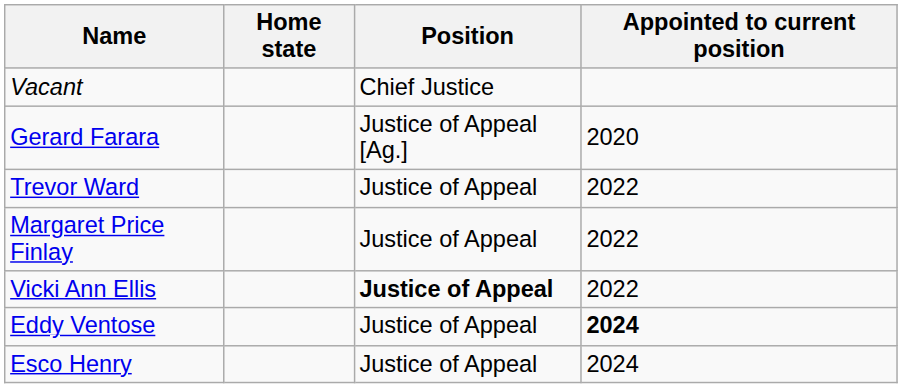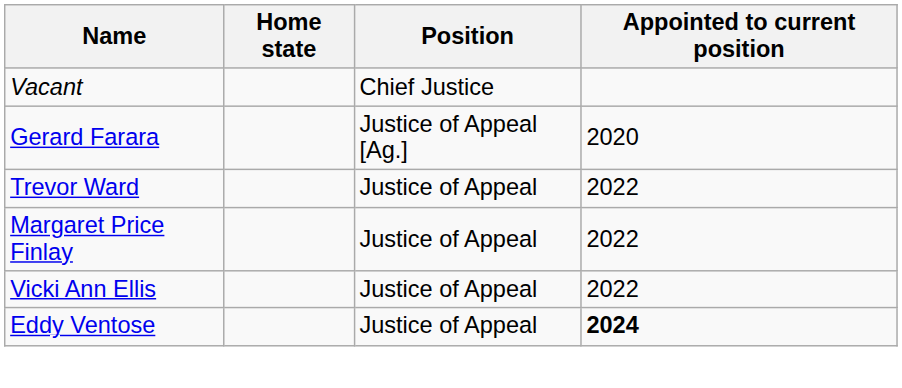(456, 289) bold -> (448, 289) normal
- row: (71, 363)
